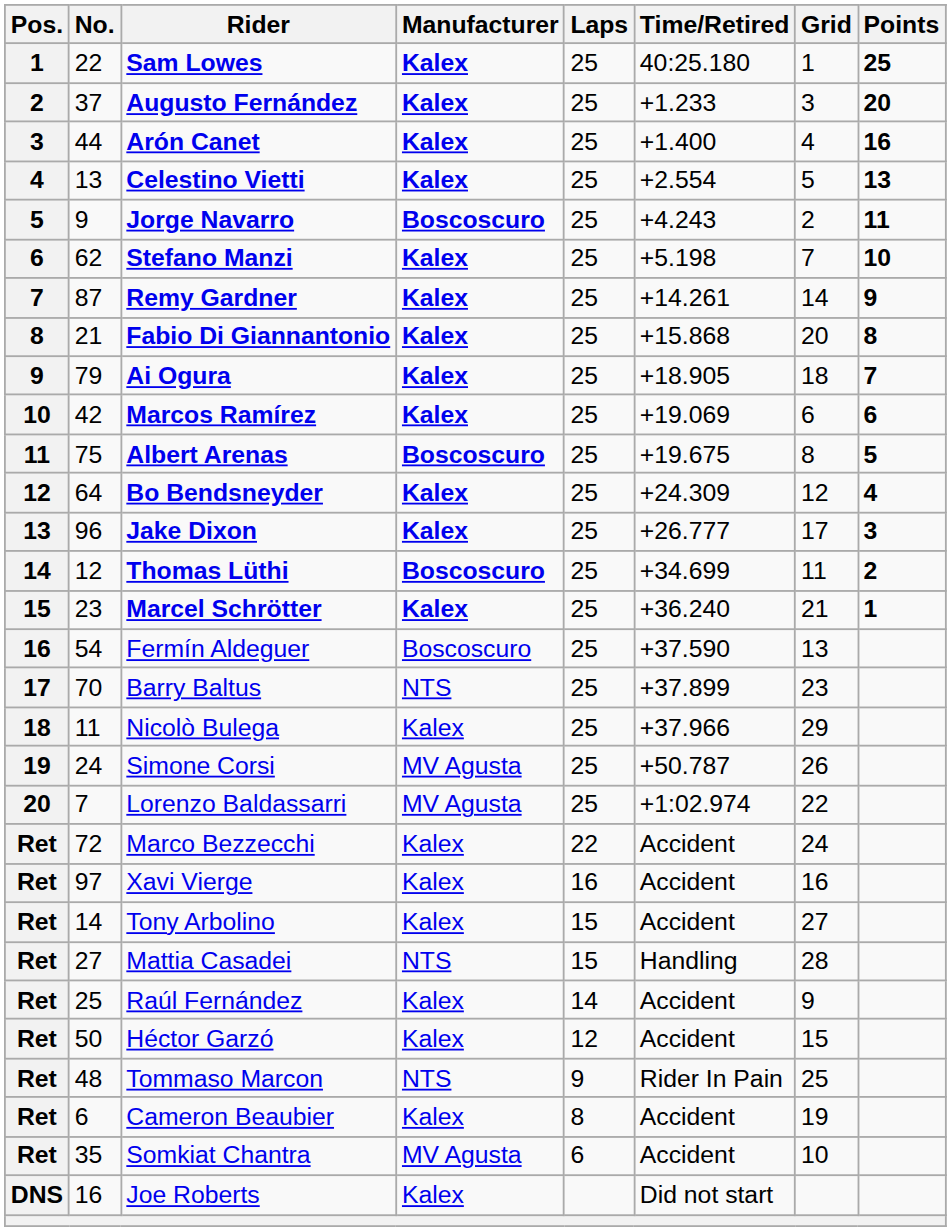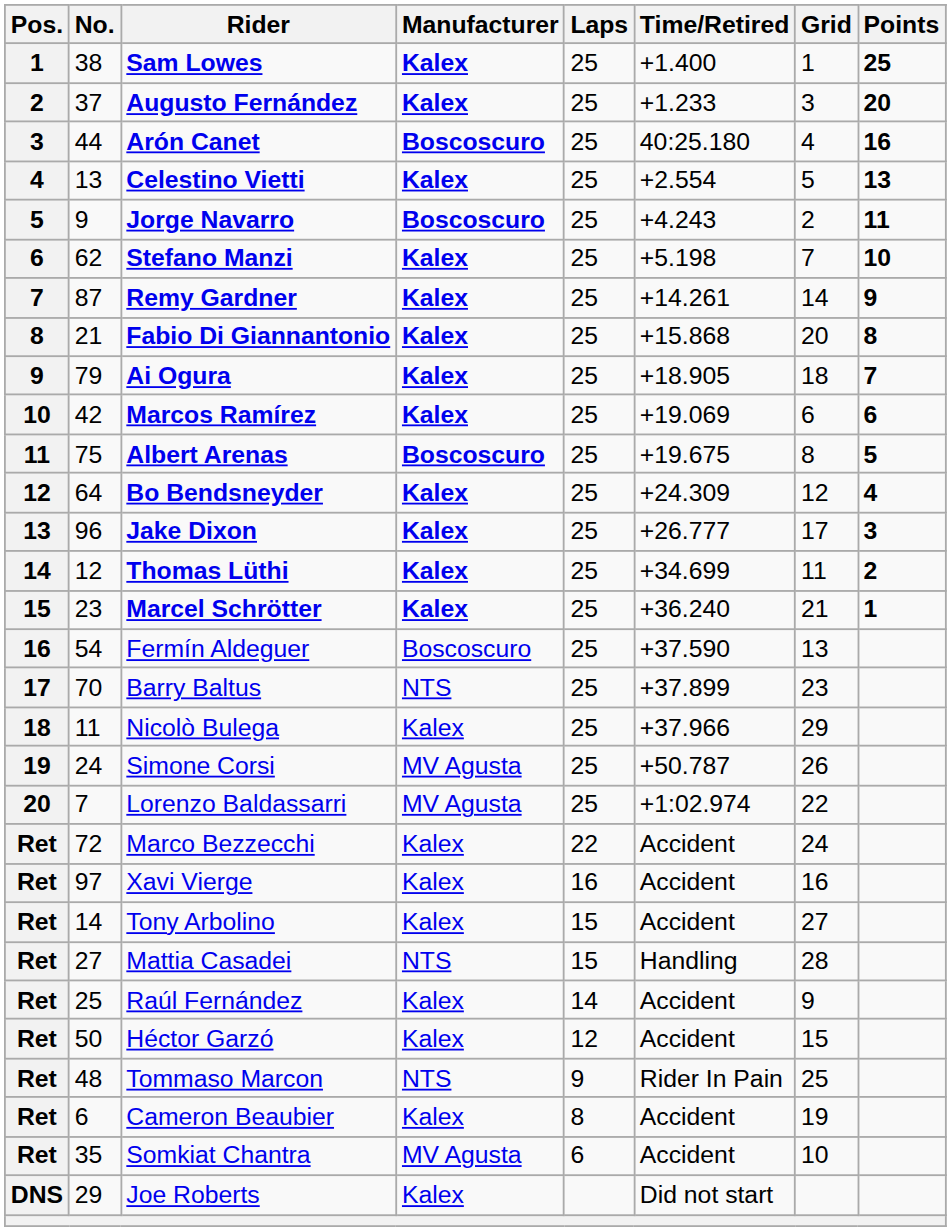(89, 63) 22 -> (89, 63) 38
(695, 63) 40:25.180 -> (678, 63) +1.400
(435, 141) Kalex -> (473, 141) Boscoscuro
(678, 141) +1.400 -> (695, 141) 40:25.180
(473, 570) Boscoscuro -> (435, 570) Kalex
(89, 1194) 16 -> (89, 1194) 29
